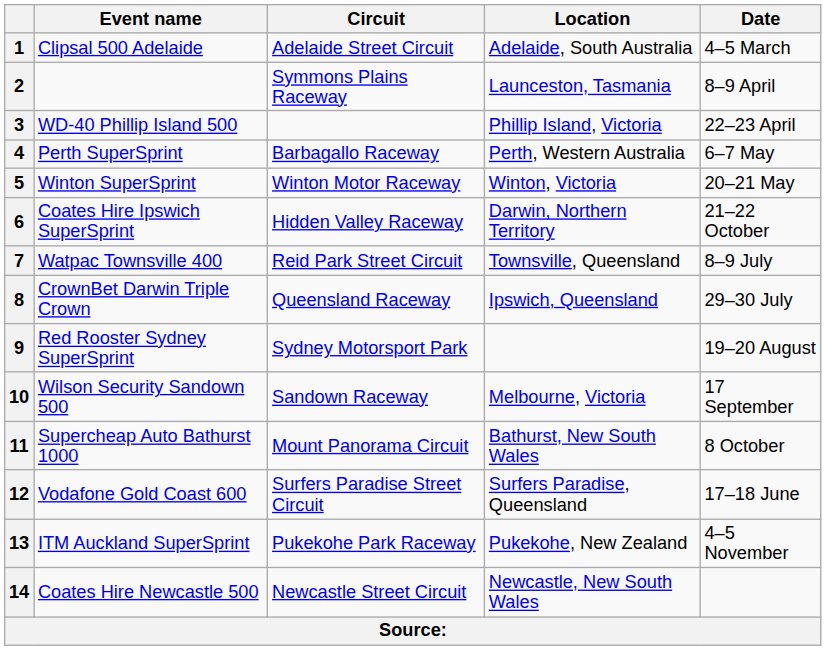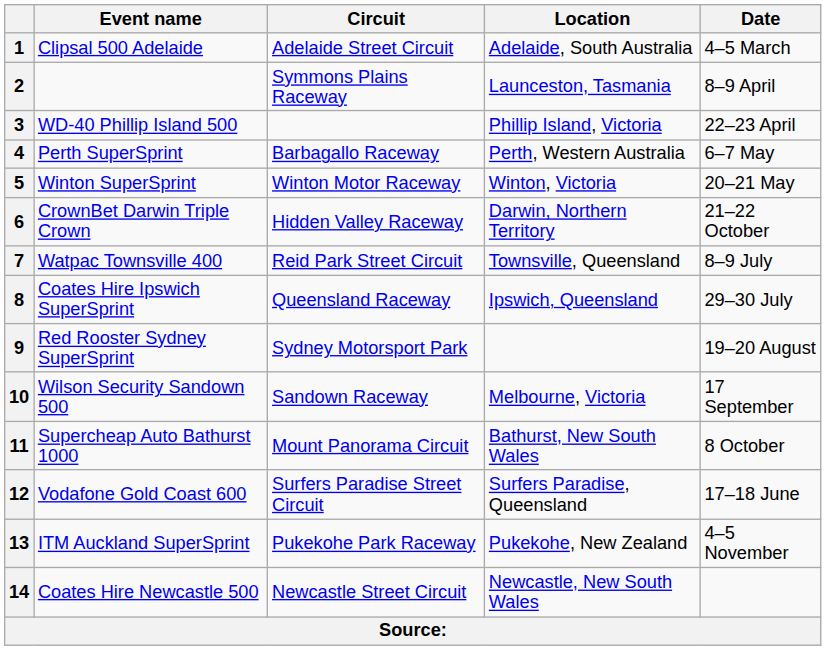(119, 221) Coates Hire Ipswich SuperSprint -> (134, 221) CrownBet Darwin Triple Crown
(134, 299) CrownBet Darwin Triple Crown -> (119, 299) Coates Hire Ipswich SuperSprint
